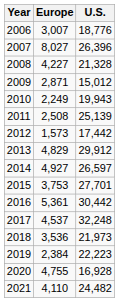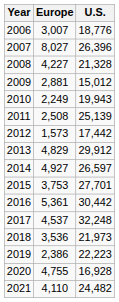(55, 82) 2,871 -> (55, 82) 2,881
(55, 254) 2,384 -> (55, 254) 2,386
